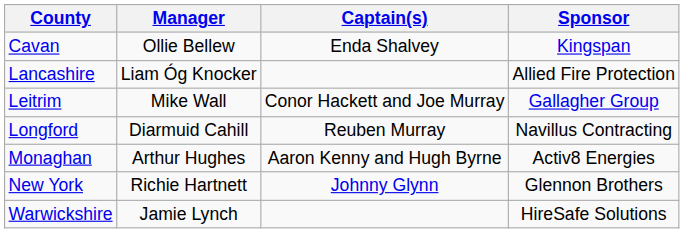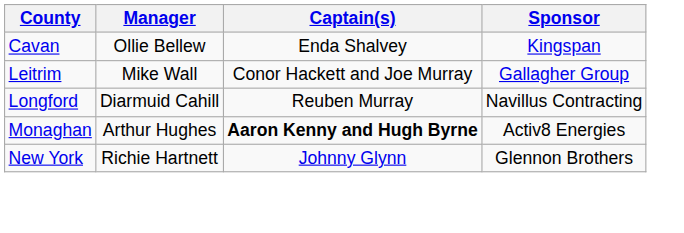- row: (52, 74)
(385, 158) normal -> (353, 130) bold
- row: (61, 213)
